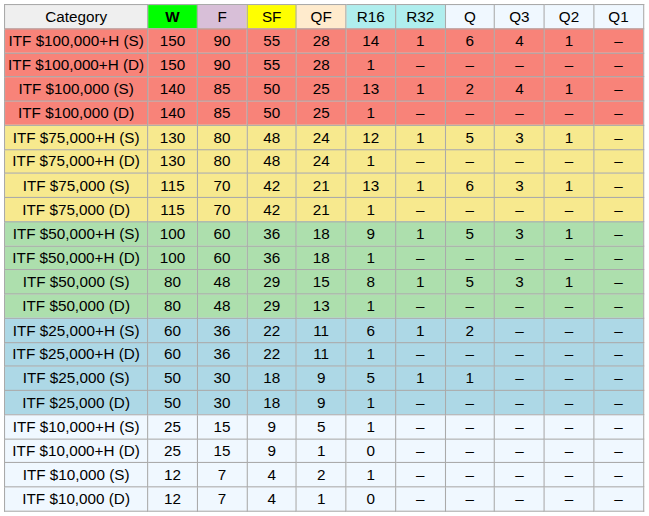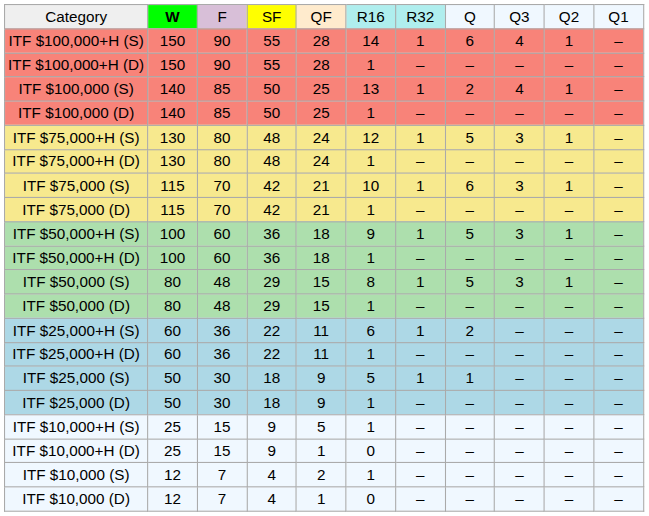(371, 186) 13 -> (371, 186) 10
(321, 306) 13 -> (321, 306) 15
